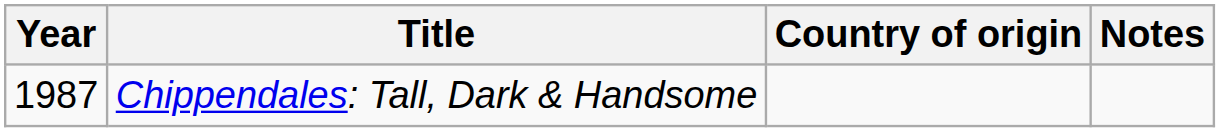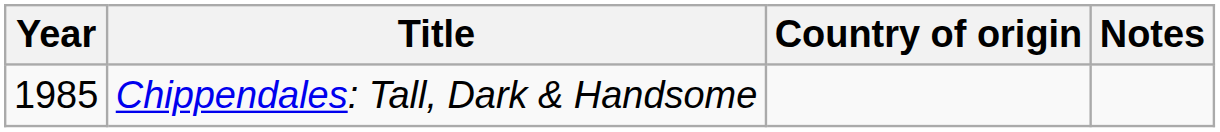(56, 94) 1987 -> (56, 94) 1985
